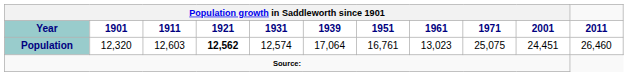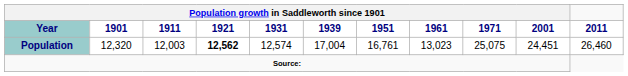(170, 46) 12,603 -> (170, 46) 12,003
(330, 46) 17,064 -> (330, 46) 17,004
